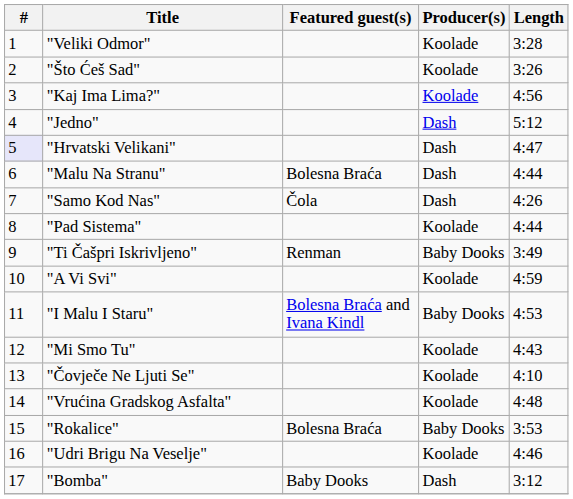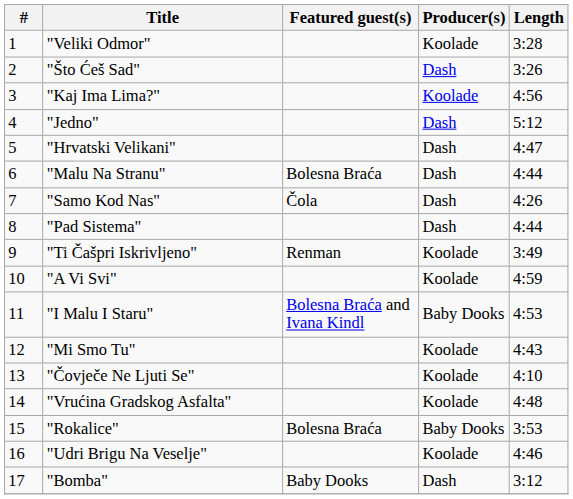(450, 69) Koolade -> (439, 69) Dash
(12, 148) lavender background -> (12, 148) no background
(450, 226) Koolade -> (439, 226) Dash
(463, 252) Baby Dooks -> (450, 252) Koolade
